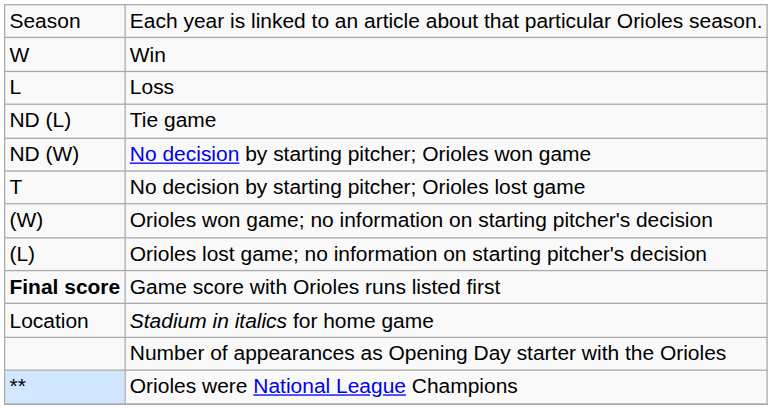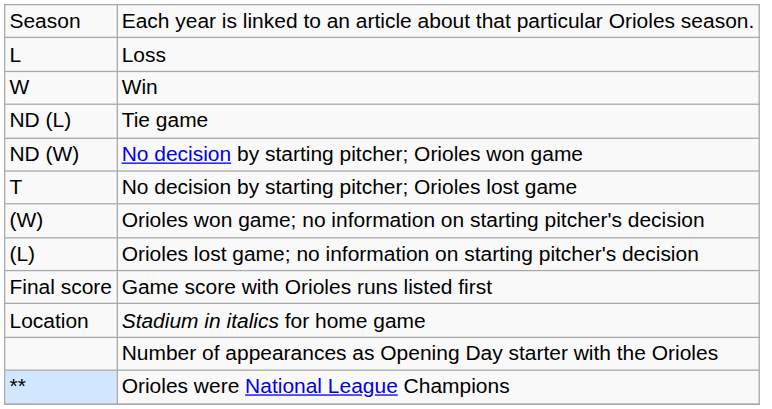rows swapped: (148, 54) <-> (152, 87)
(65, 287) bold -> (61, 287) normal
